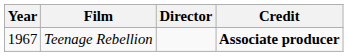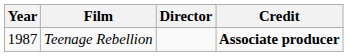(23, 39) 1967 -> (23, 39) 1987
